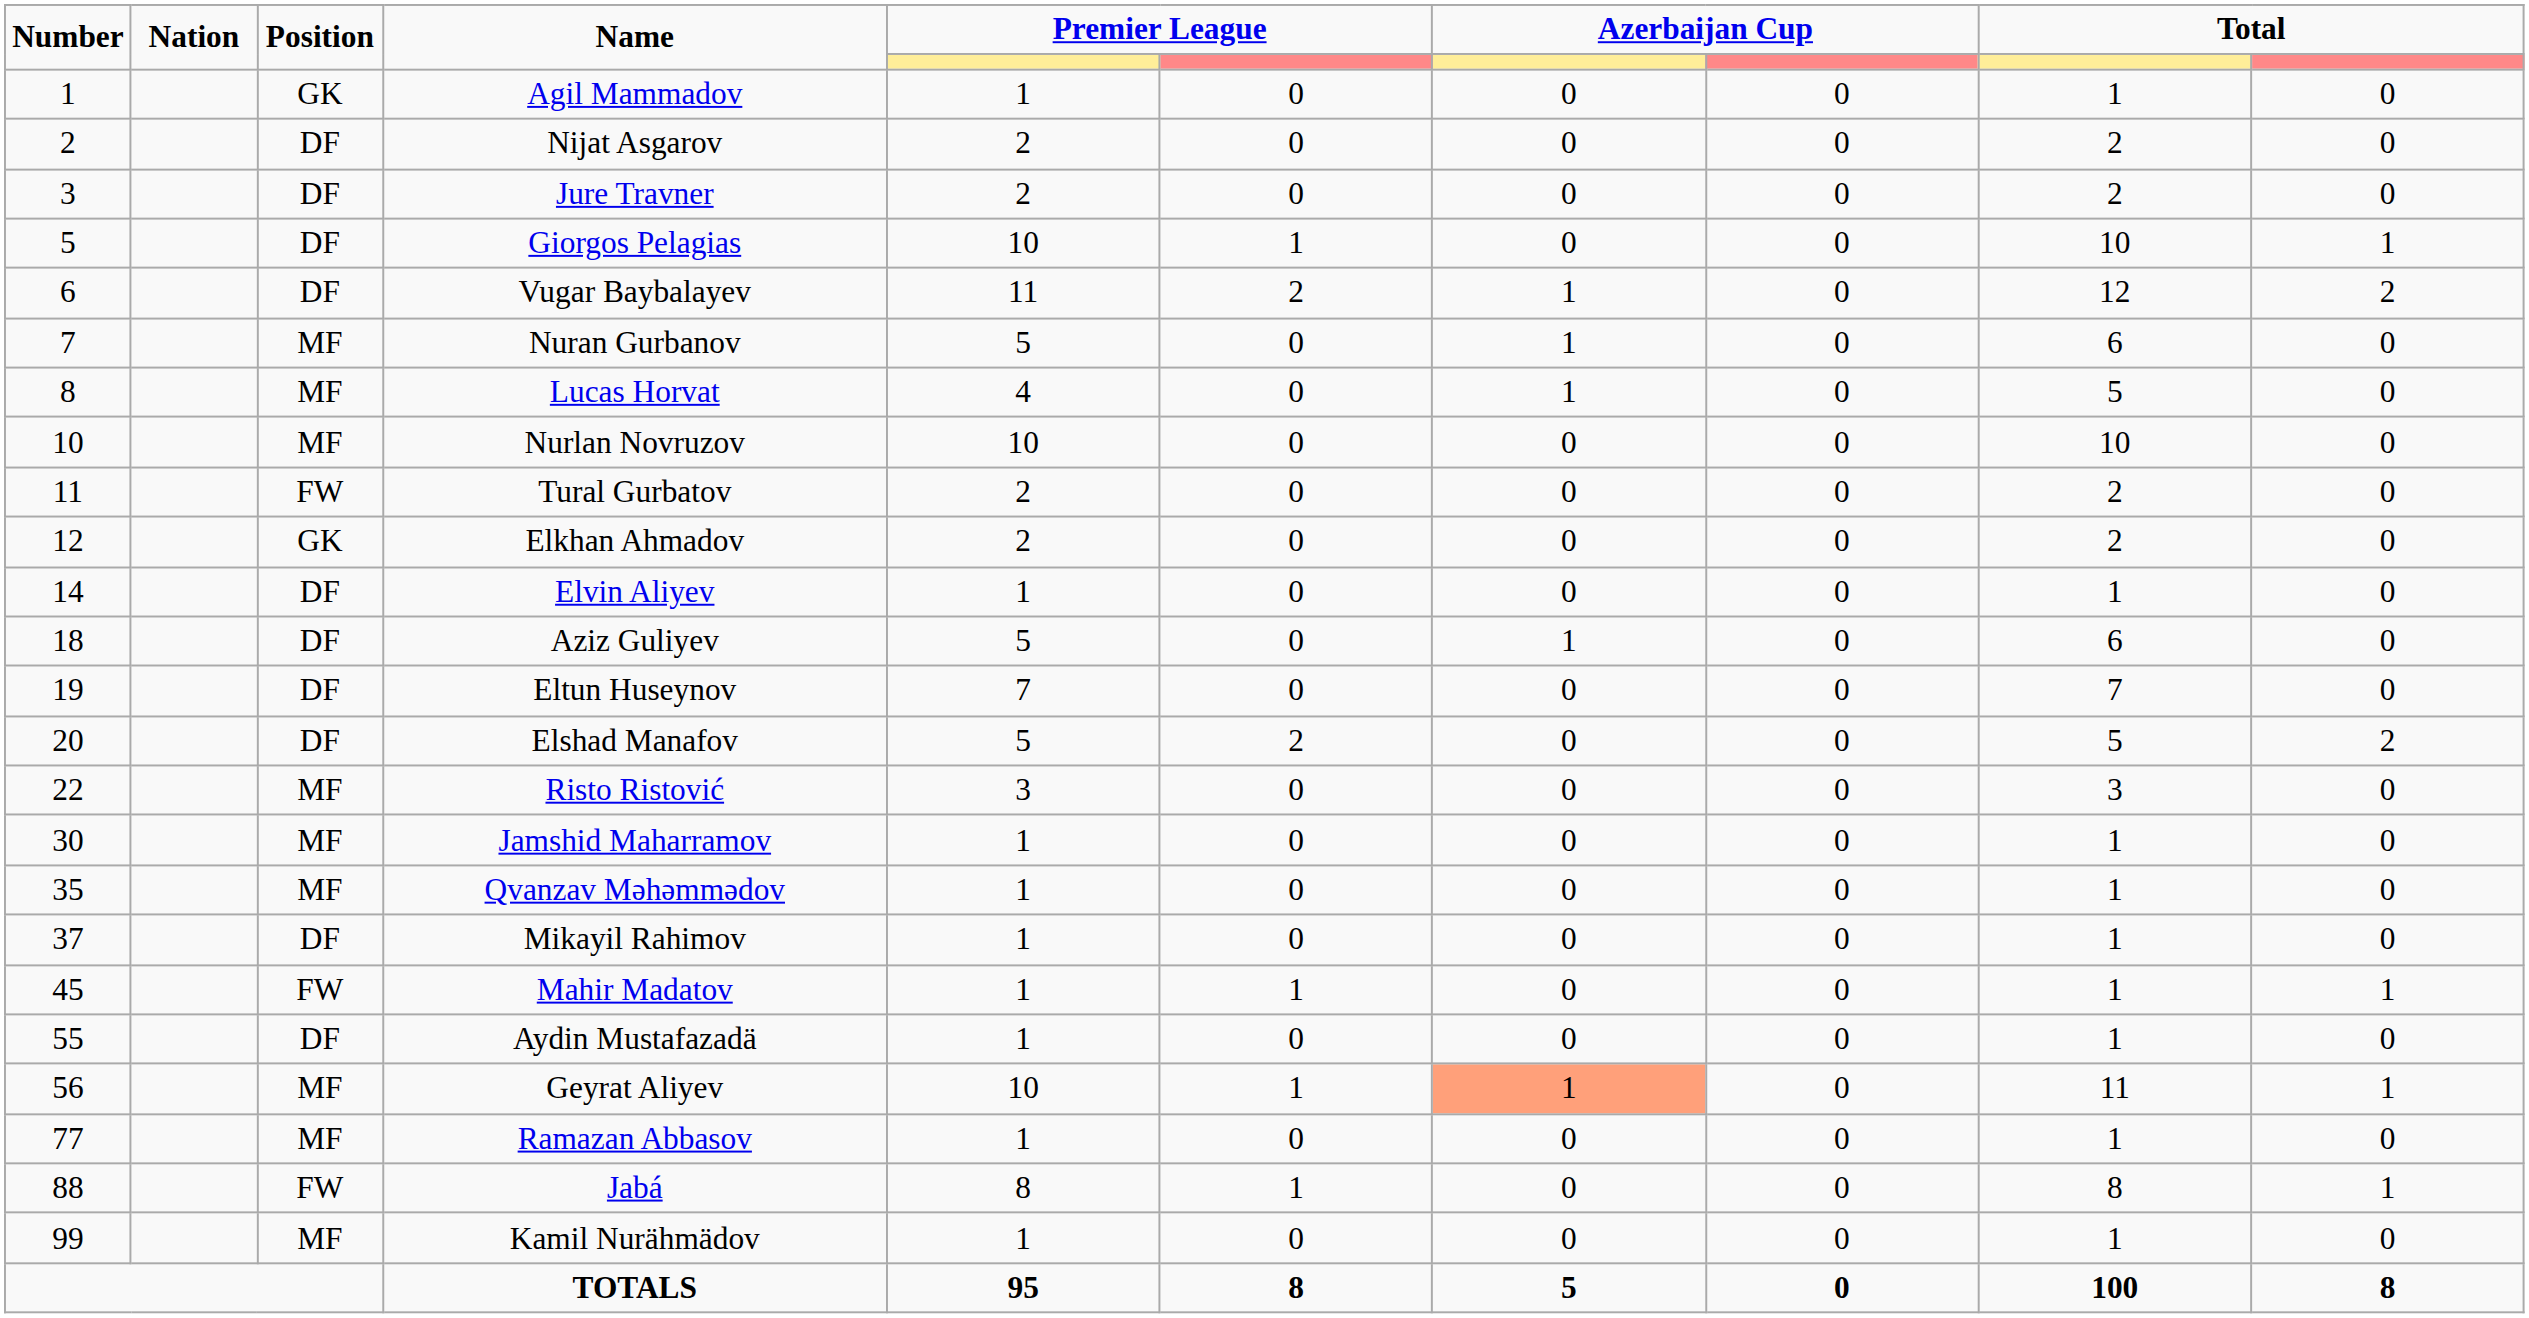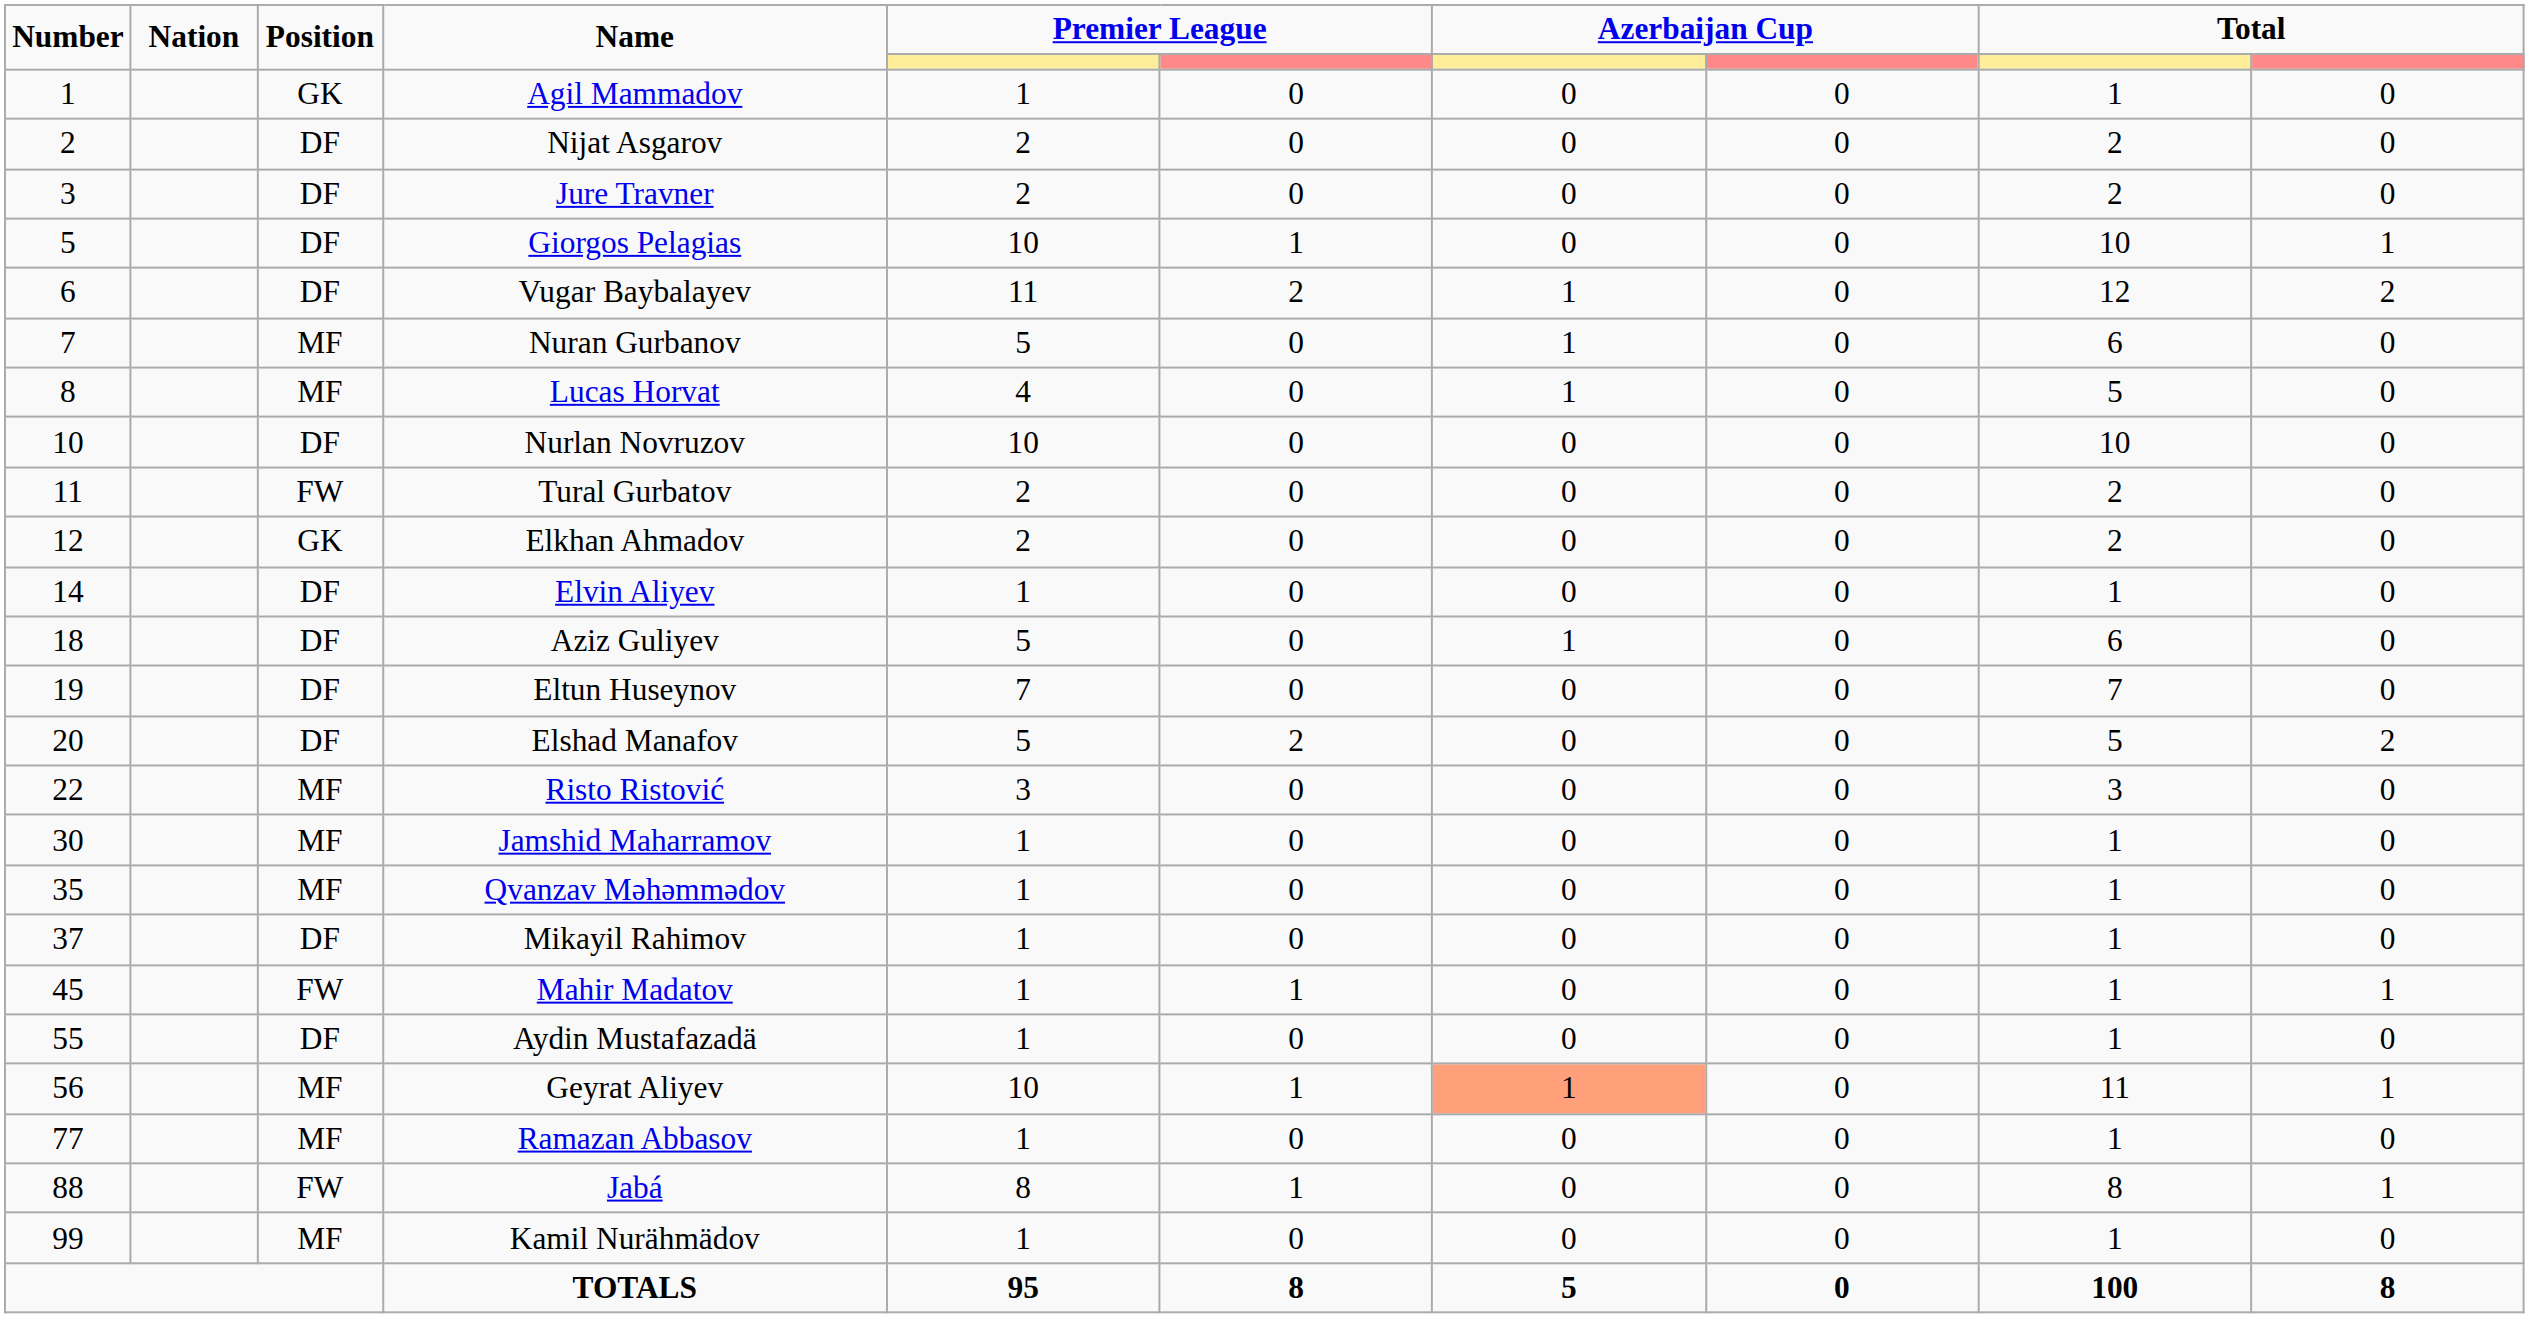(320, 441) MF -> (320, 441) DF
